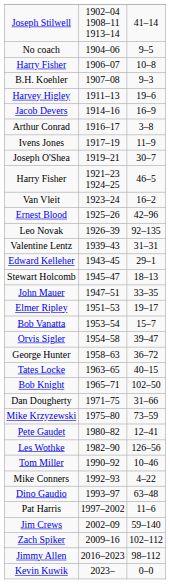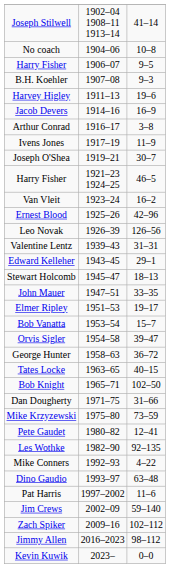(146, 49) 9–5 -> (146, 49) 10–8
(146, 65) 10–8 -> (146, 65) 9–5
(146, 230) 92–135 -> (146, 230) 126–56
(146, 447) 126–56 -> (146, 447) 92–135
- row: (41, 463)
